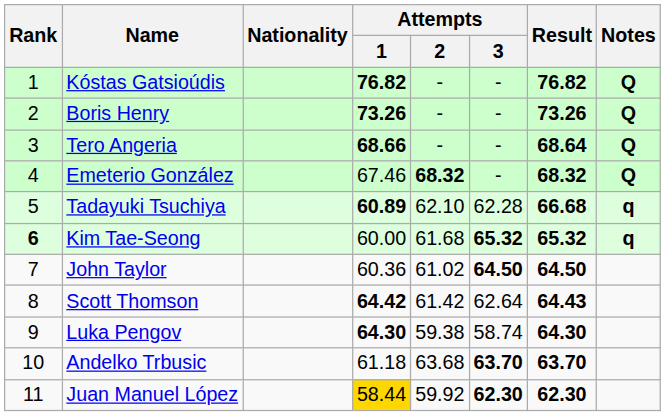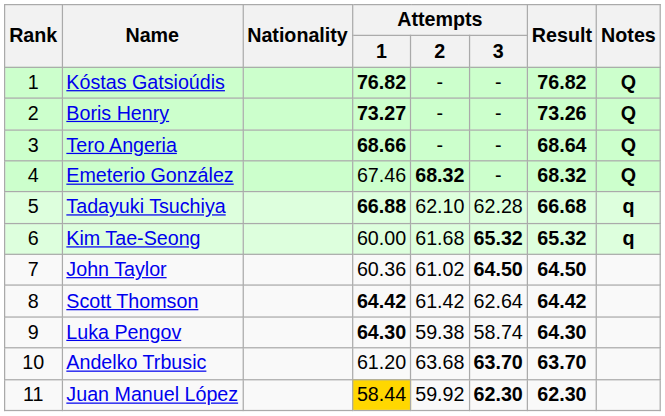(382, 113) 73.26 -> (382, 113) 73.27
(382, 207) 60.89 -> (382, 207) 66.88
(33, 238) bold -> (33, 238) normal
(562, 301) 64.43 -> (562, 301) 64.42
(382, 363) 61.18 -> (382, 363) 61.20
